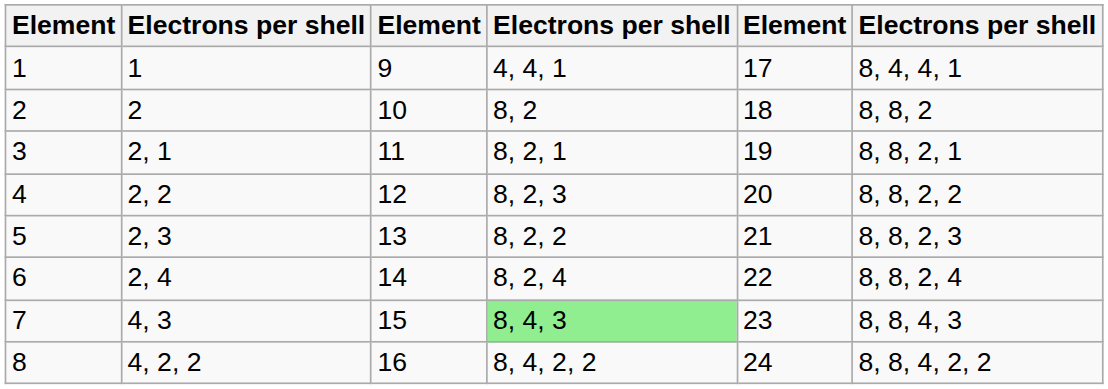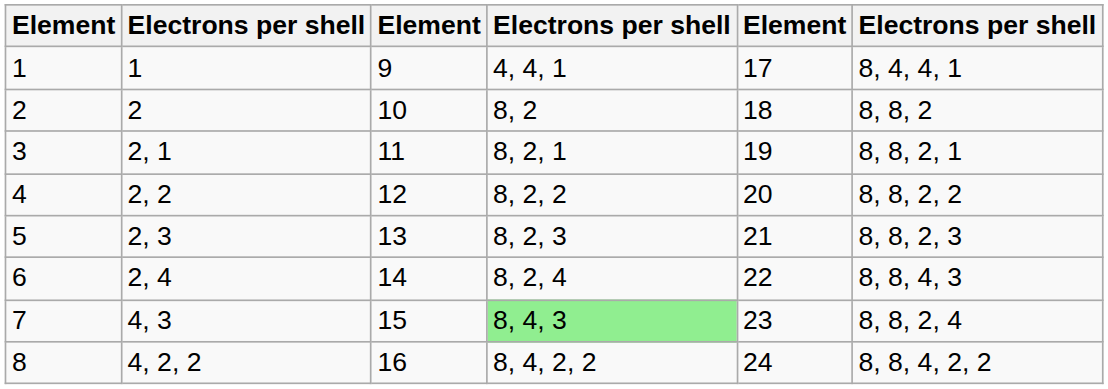(530, 194) 8, 2, 3 -> (530, 194) 8, 2, 2
(530, 236) 8, 2, 2 -> (530, 236) 8, 2, 3
(910, 278) 8, 8, 2, 4 -> (910, 278) 8, 8, 4, 3
(910, 320) 8, 8, 4, 3 -> (910, 320) 8, 8, 2, 4
